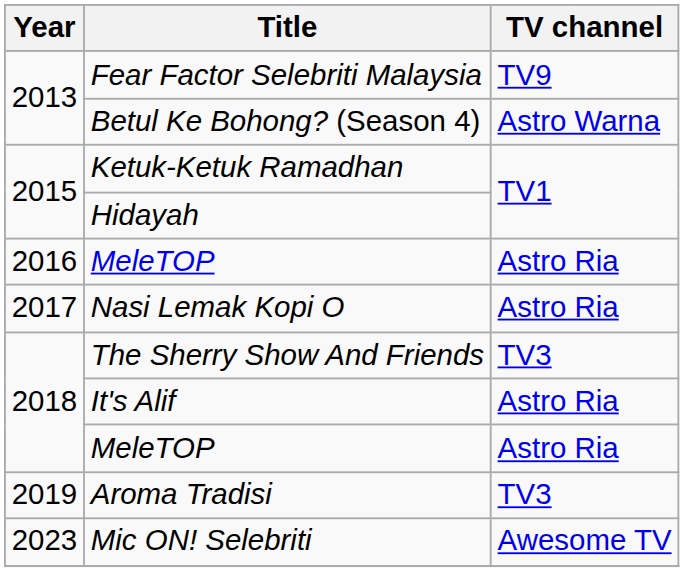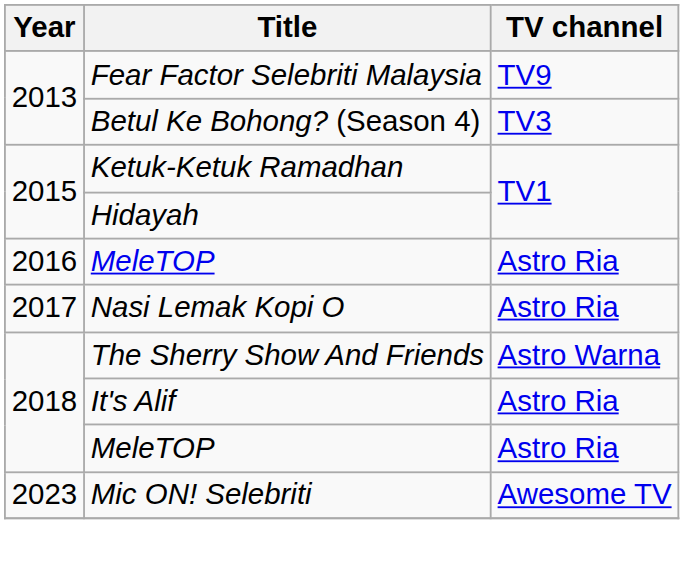(579, 121) Astro Warna -> (525, 121) TV3
(525, 354) TV3 -> (579, 354) Astro Warna
- row: (44, 494)
